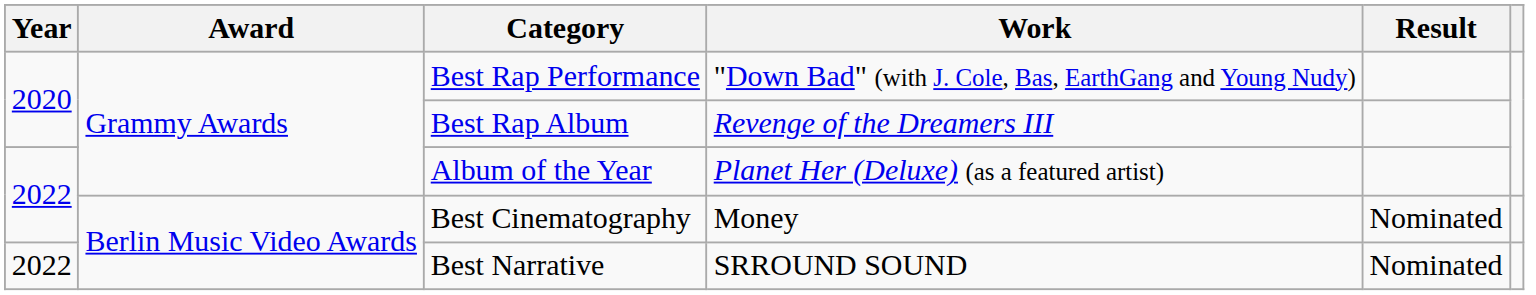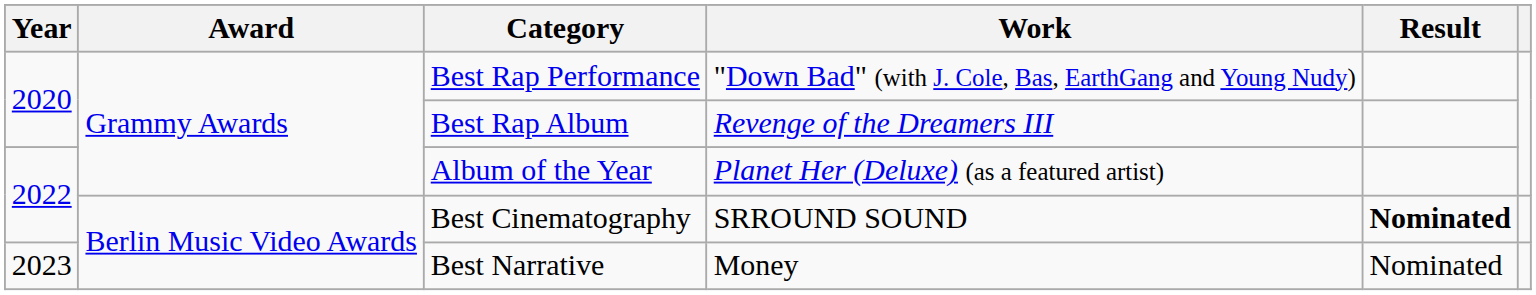(756, 218) Money -> (840, 218) SRROUND SOUND
(1436, 218) normal -> (1440, 218) bold
(42, 265) 2022 -> (42, 265) 2023
(840, 265) SRROUND SOUND -> (756, 265) Money
